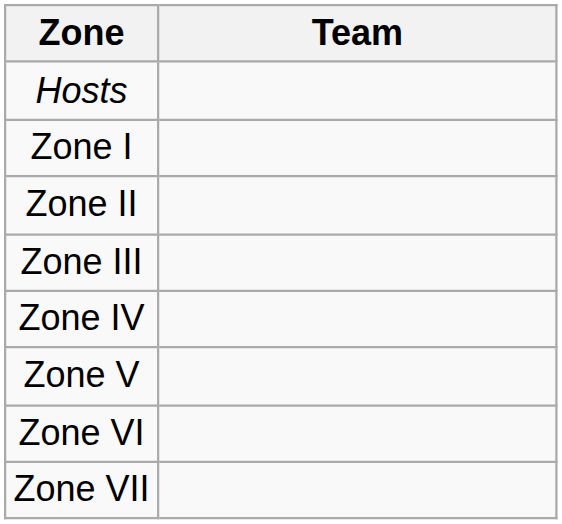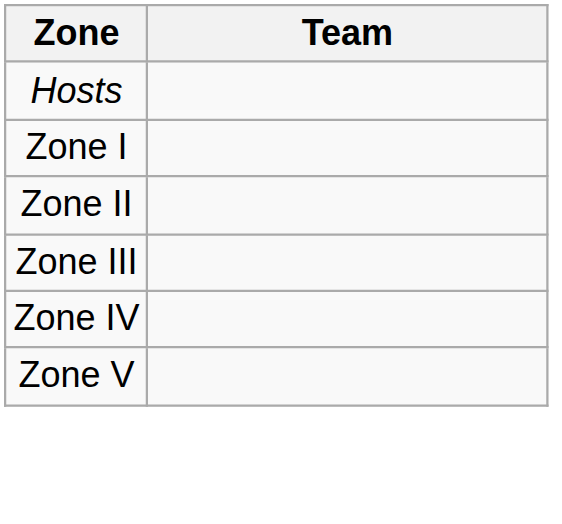- row: (81, 432)
- row: (81, 489)
